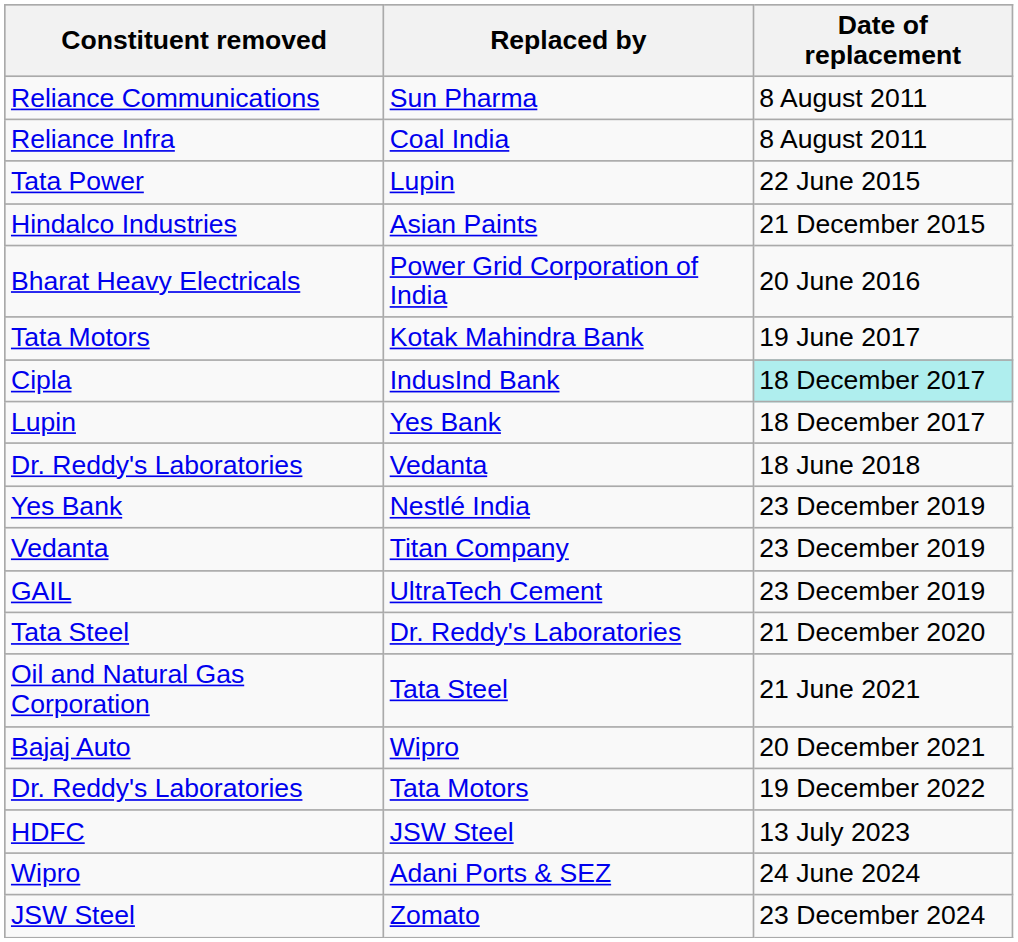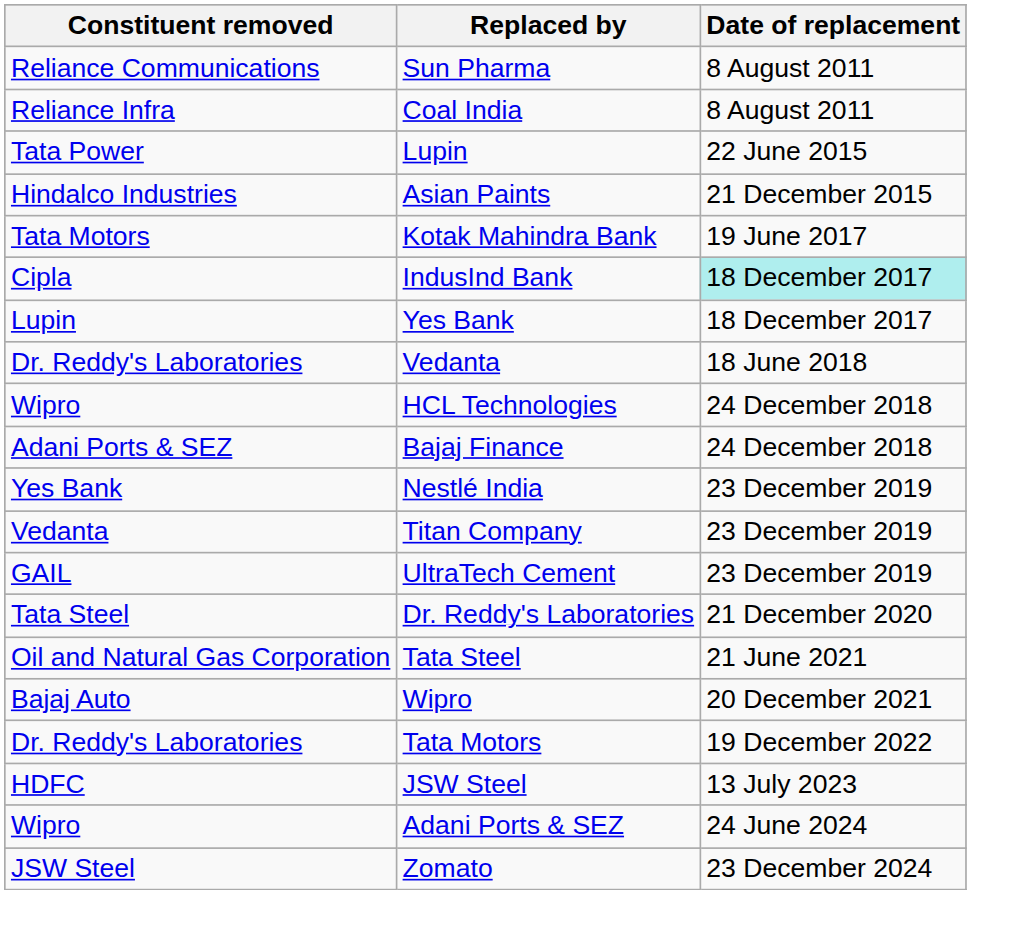- row: (544, 280)
+ row: (510, 404)
+ row: (483, 446)
